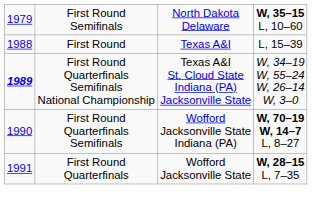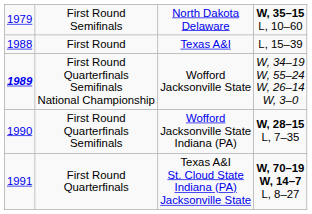(206, 81) Texas A&I St. Cloud State Indiana (PA) Jacksonville State -> (206, 81) Wofford Jacksonville State
(280, 131) W, 70–19 W, 14–7 L, 8–27 -> (280, 131) W, 28–15 L, 7–35
(206, 168) Wofford Jacksonville State -> (206, 181) Texas A&I St. Cloud State Indiana (PA) Jacksonville State
(280, 168) W, 28–15 L, 7–35 -> (280, 181) W, 70–19 W, 14–7 L, 8–27
